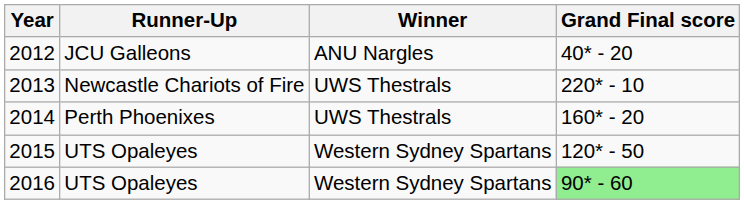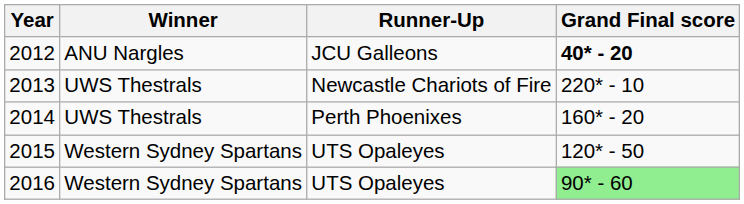columns swapped: (433, 20) <-> (184, 20)
(597, 53) normal -> (597, 53) bold
